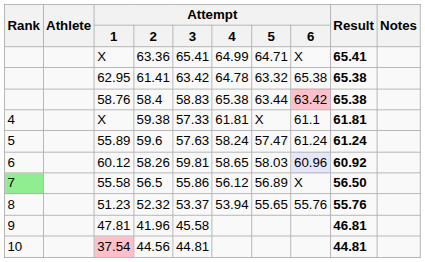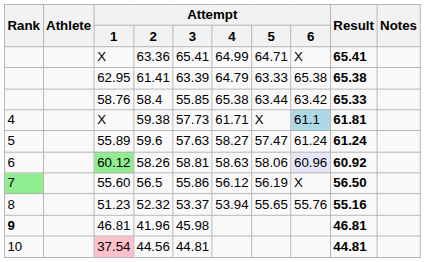(193, 78) 63.42 -> (193, 78) 63.39
(232, 78) 64.78 -> (232, 78) 64.79
(271, 78) 63.32 -> (271, 78) 63.33
(193, 99) 58.83 -> (193, 99) 55.85
(311, 99) pink background -> (311, 99) no background
(350, 99) 65.38 -> (350, 99) 65.33
(193, 120) 57.33 -> (193, 120) 57.73
(232, 120) 61.81 -> (232, 120) 61.71
(307, 120) no background -> (307, 120) lightblue background
(232, 141) 58.24 -> (232, 141) 58.27
(114, 162) no background -> (114, 162) lightgreen background
(193, 162) 59.81 -> (193, 162) 58.81
(232, 162) 58.65 -> (232, 162) 58.63
(271, 162) 58.03 -> (271, 162) 58.06
(114, 183) 55.58 -> (114, 183) 55.60
(271, 183) 56.89 -> (271, 183) 56.19
(350, 204) 55.76 -> (350, 204) 55.16
(11, 225) normal -> (11, 225) bold
(114, 225) 47.81 -> (114, 225) 46.81
(193, 225) 45.58 -> (193, 225) 45.98
